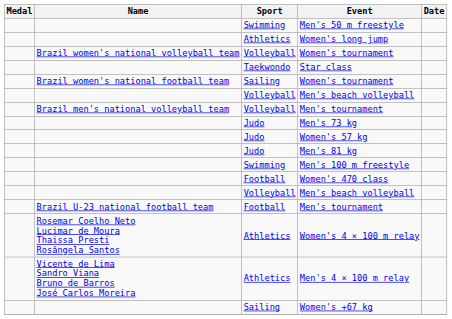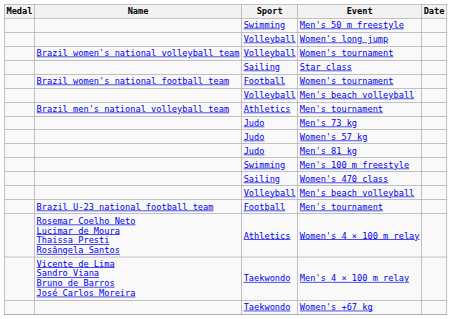(267, 40) Athletics -> (270, 40) Volleyball
(267, 67) Taekwondo -> (262, 67) Sailing
(262, 81) Sailing -> (264, 81) Football
(270, 109) Volleyball -> (267, 109) Athletics
(264, 179) Football -> (262, 179) Sailing
(267, 279) Athletics -> (267, 279) Taekwondo
(262, 308) Sailing -> (267, 308) Taekwondo
